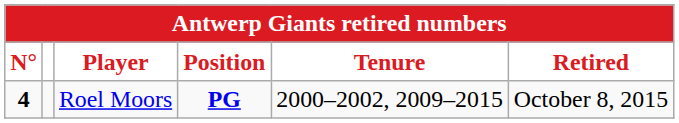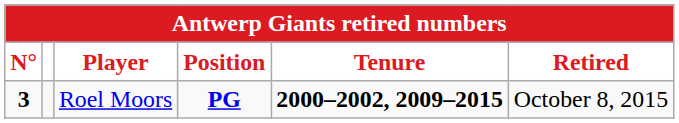(24, 99) 4 -> (24, 99) 3
(390, 99) normal -> (390, 99) bold
